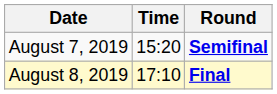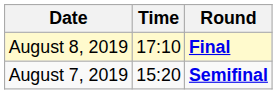rows swapped: (68, 46) <-> (68, 74)
